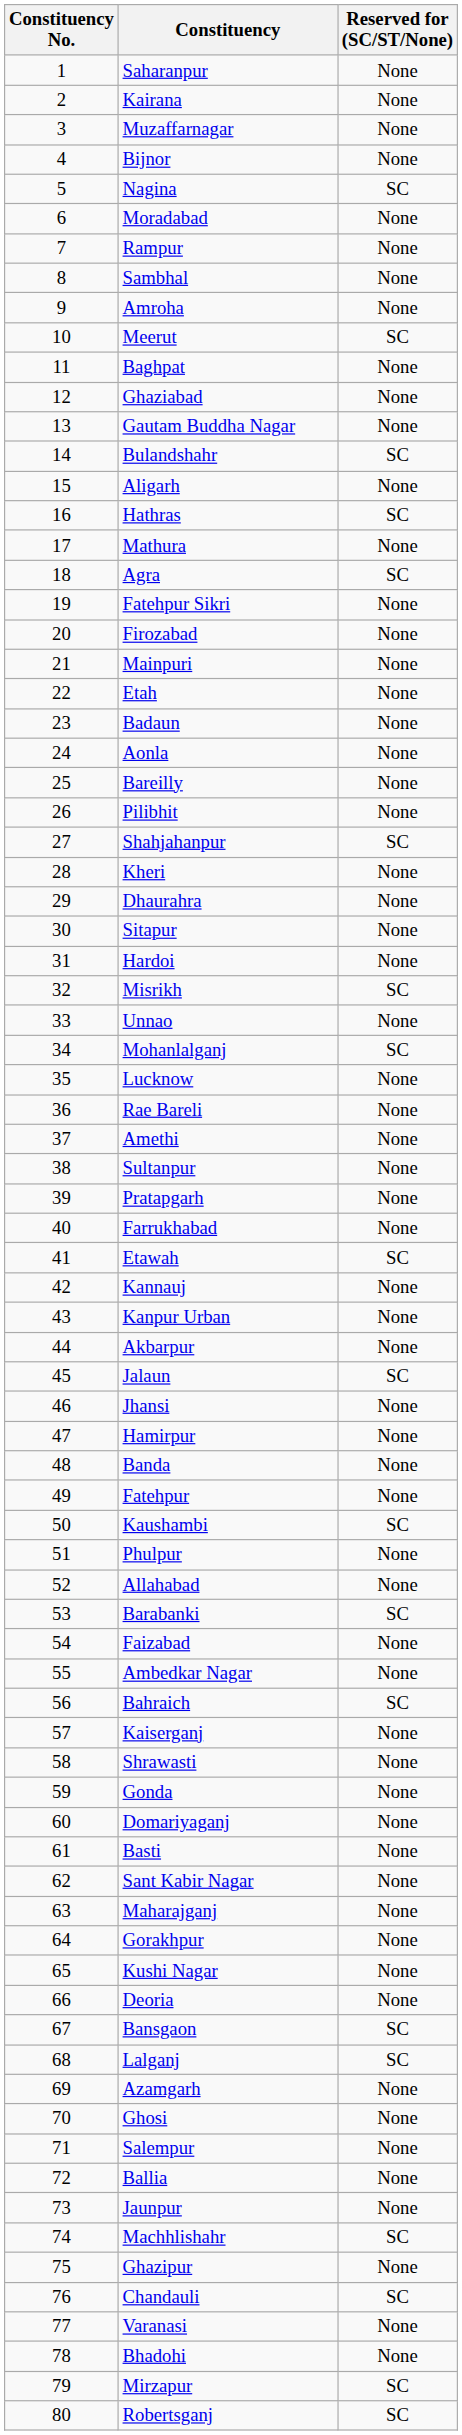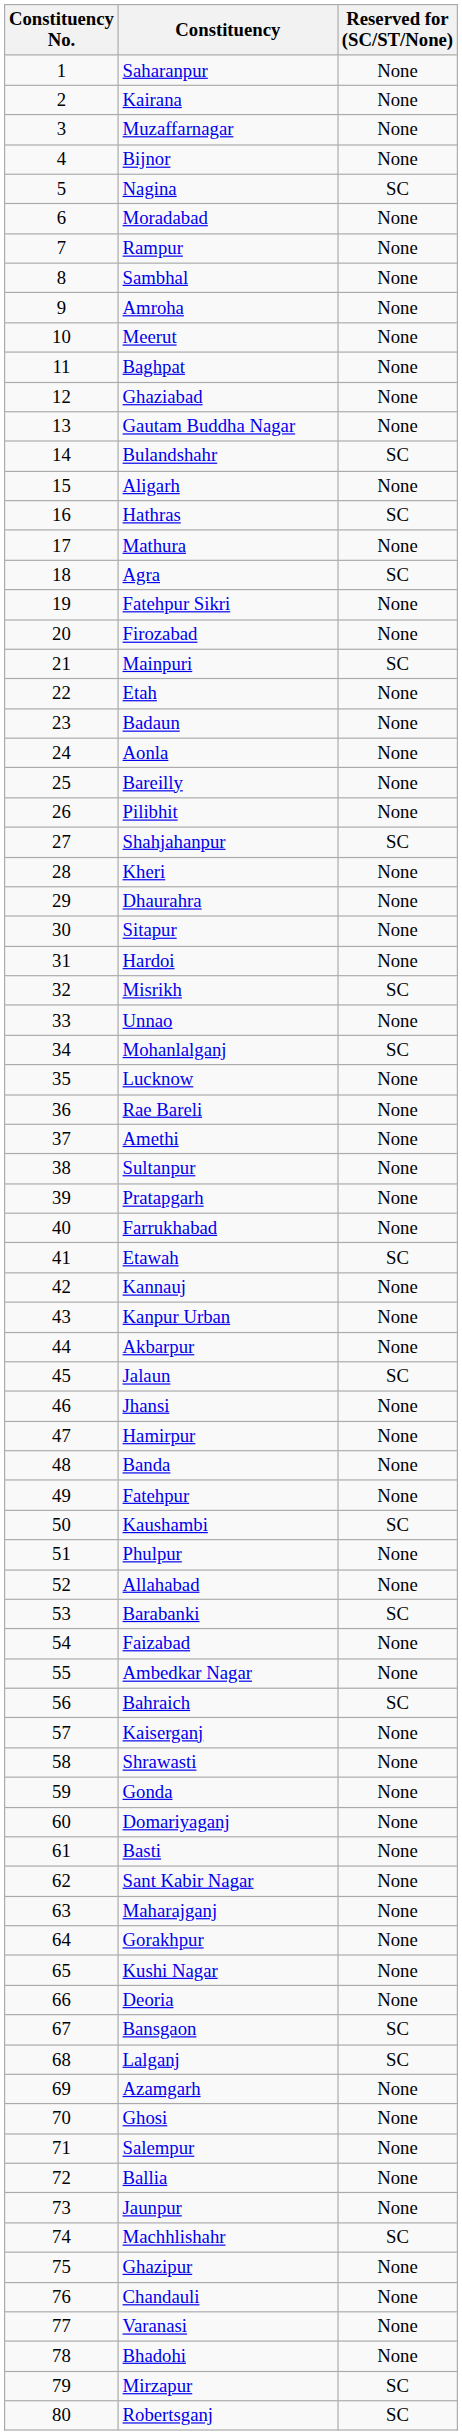(397, 337) SC -> (397, 337) None
(397, 663) None -> (397, 663) SC
(397, 2296) SC -> (397, 2296) None
